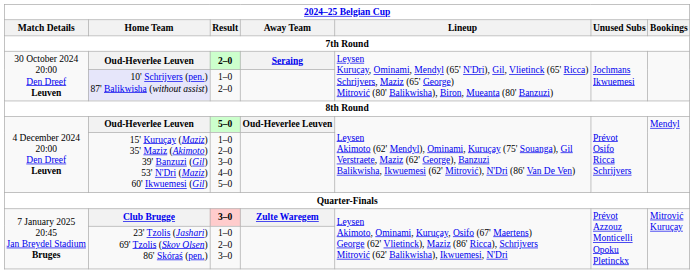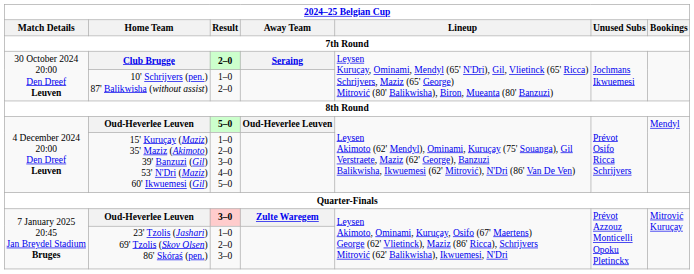(149, 60) Oud-Heverlee Leuven -> (149, 60) Club Brugge
(149, 82) lavender background -> (149, 82) no background
(149, 216) Club Brugge -> (149, 216) Oud-Heverlee Leuven
